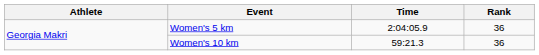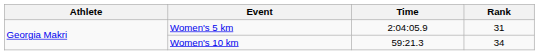(499, 28) 36 -> (499, 28) 31
(499, 43) 36 -> (499, 43) 34
